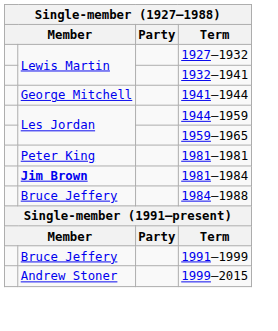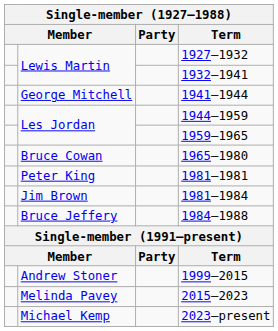+ row: (215, 155)
(54, 176) bold -> (54, 196) normal
- row: (215, 256)
+ row: (215, 296)
+ row: (226, 316)
